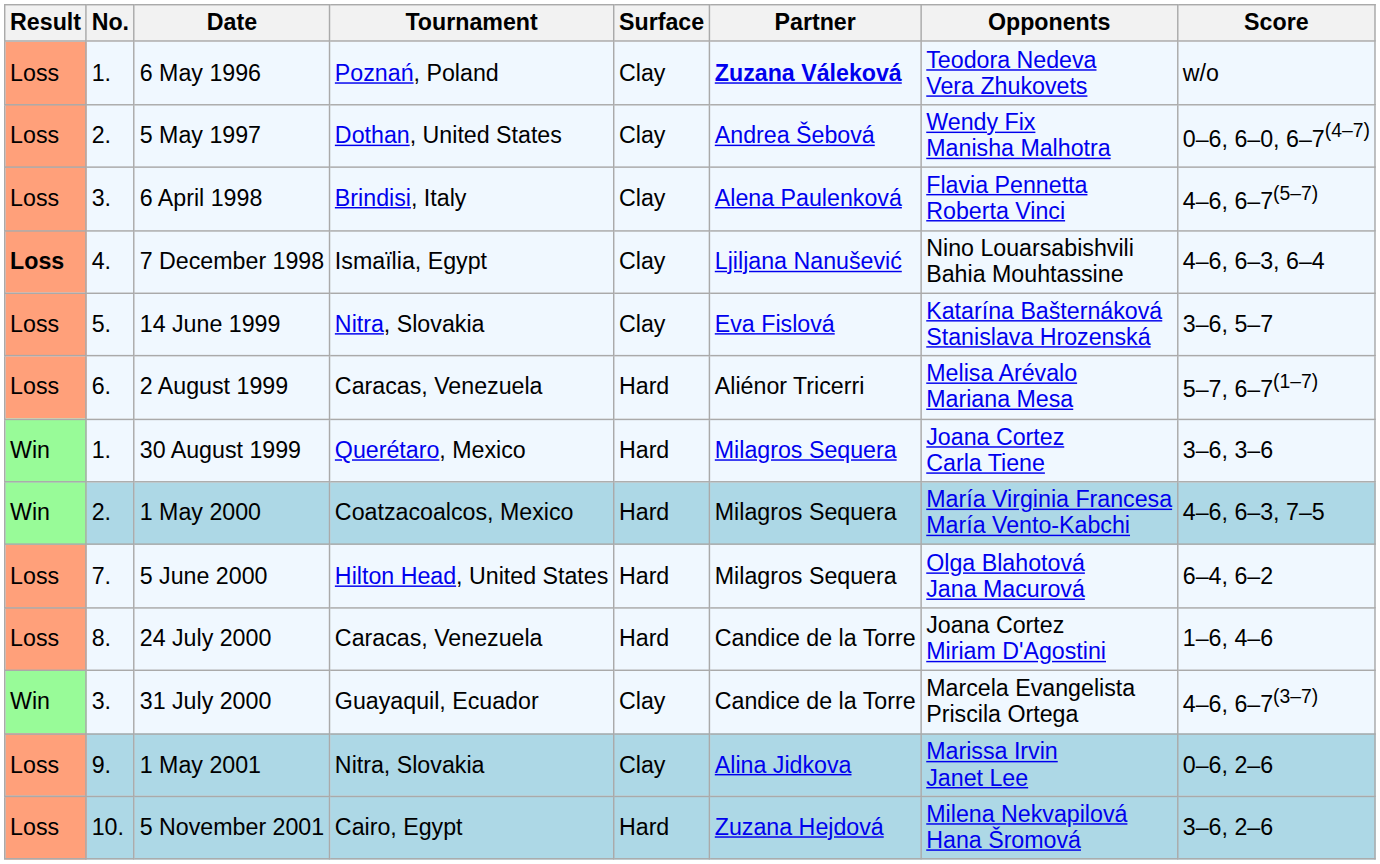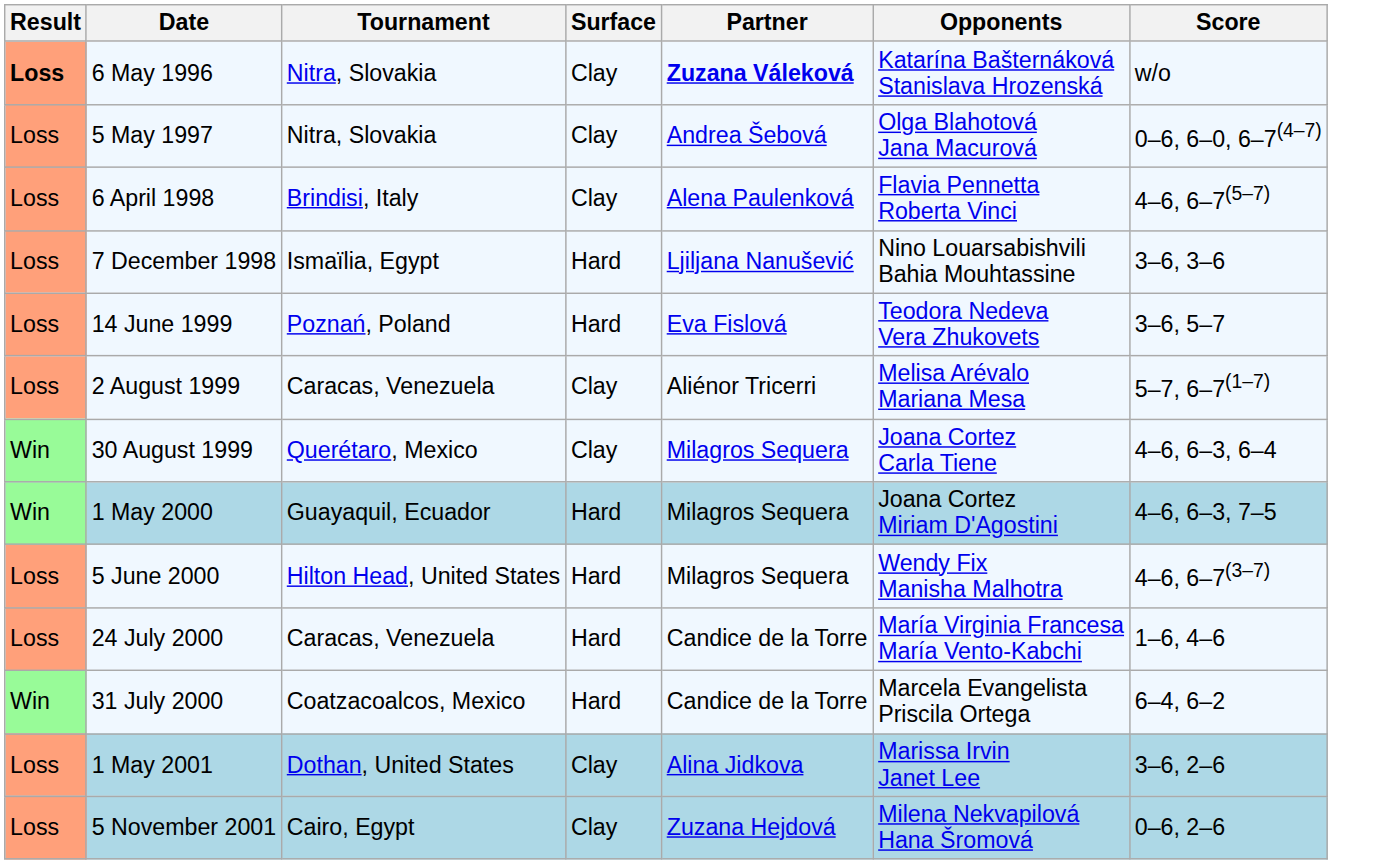- column: (110, 22)
(35, 72) normal -> (37, 72) bold
(417, 72) Poznań, Poland -> (362, 72) Nitra, Slovakia
(1011, 72) Teodora Nedeva Vera Zhukovets -> (996, 72) Katarína Bašternáková Stanislava Hrozenská
(448, 135) Dothan, United States -> (362, 135) Nitra, Slovakia
(1018, 135) Wendy Fix Manisha Malhotra -> (957, 135) Olga Blahotová Jana Macurová
(37, 261) bold -> (35, 261) normal
(642, 261) Clay -> (596, 261) Hard
(1254, 261) 4–6, 6–3, 6–4 -> (1180, 261) 3–6, 3–6
(410, 324) Nitra, Slovakia -> (369, 324) Poznań, Poland
(642, 324) Clay -> (596, 324) Hard
(1044, 324) Katarína Bašternáková Stanislava Hrozenská -> (963, 324) Teodora Nedeva Vera Zhukovets
(644, 387) Hard -> (594, 387) Clay
(644, 450) Hard -> (594, 450) Clay
(1228, 450) 3–6, 3–6 -> (1206, 450) 4–6, 6–3, 6–4
(454, 512) Coatzacoalcos, Mexico -> (389, 512) Guayaquil, Ecuador
(1049, 512) María Virginia Francesa María Vento-Kabchi -> (968, 512) Joana Cortez Miriam D'Agostini
(1006, 575) Olga Blahotová Jana Macurová -> (970, 575) Wendy Fix Manisha Malhotra
(1228, 575) 6–4, 6–2 -> (1202, 575) 4–6, 6–7(3–7)
(1016, 638) Joana Cortez Miriam D'Agostini -> (1001, 638) María Virginia Francesa María Vento-Kabchi
(437, 701) Guayaquil, Ecuador -> (406, 701) Coatzacoalcos, Mexico
(642, 701) Clay -> (596, 701) Hard
(1251, 701) 4–6, 6–7(3–7) -> (1180, 701) 6–4, 6–2
(410, 764) Nitra, Slovakia -> (400, 764) Dothan, United States
(1228, 764) 0–6, 2–6 -> (1180, 764) 3–6, 2–6
(644, 827) Hard -> (594, 827) Clay
(1228, 827) 3–6, 2–6 -> (1180, 827) 0–6, 2–6
